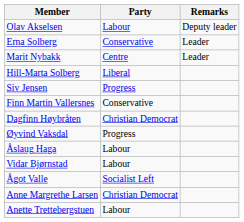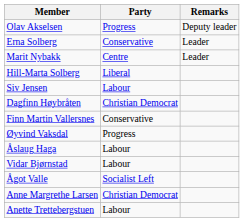(116, 27) Labour -> (119, 27) Progress
(119, 88) Progress -> (116, 88) Labour
rows swapped: (50, 103) <-> (44, 118)
